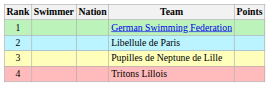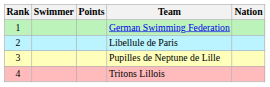columns swapped: (93, 12) <-> (250, 12)
